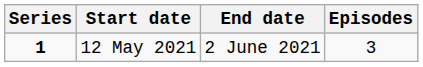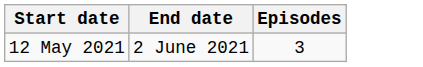- column: (40, 19)
